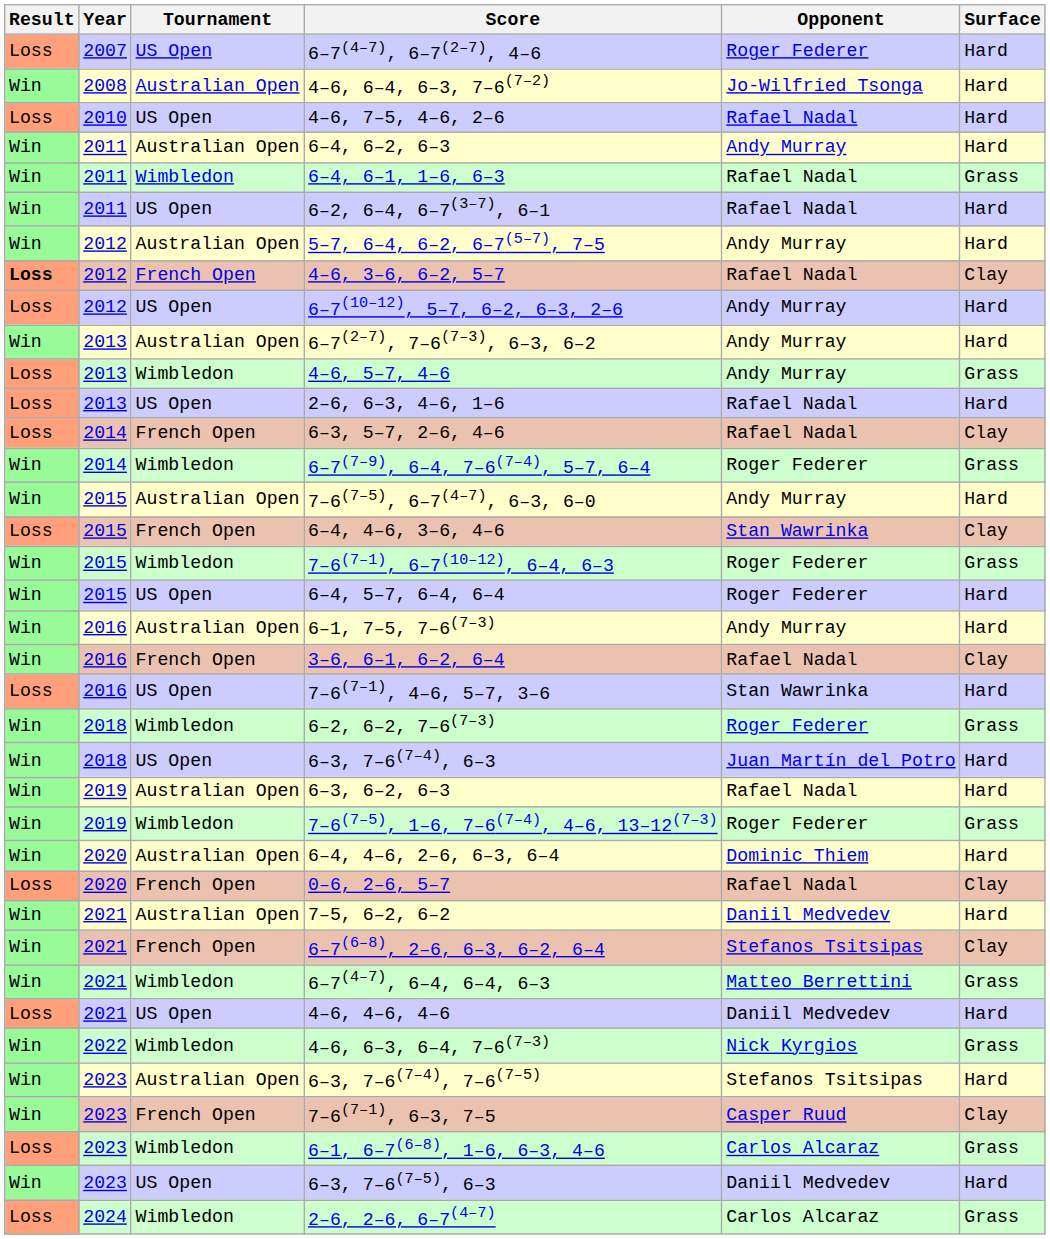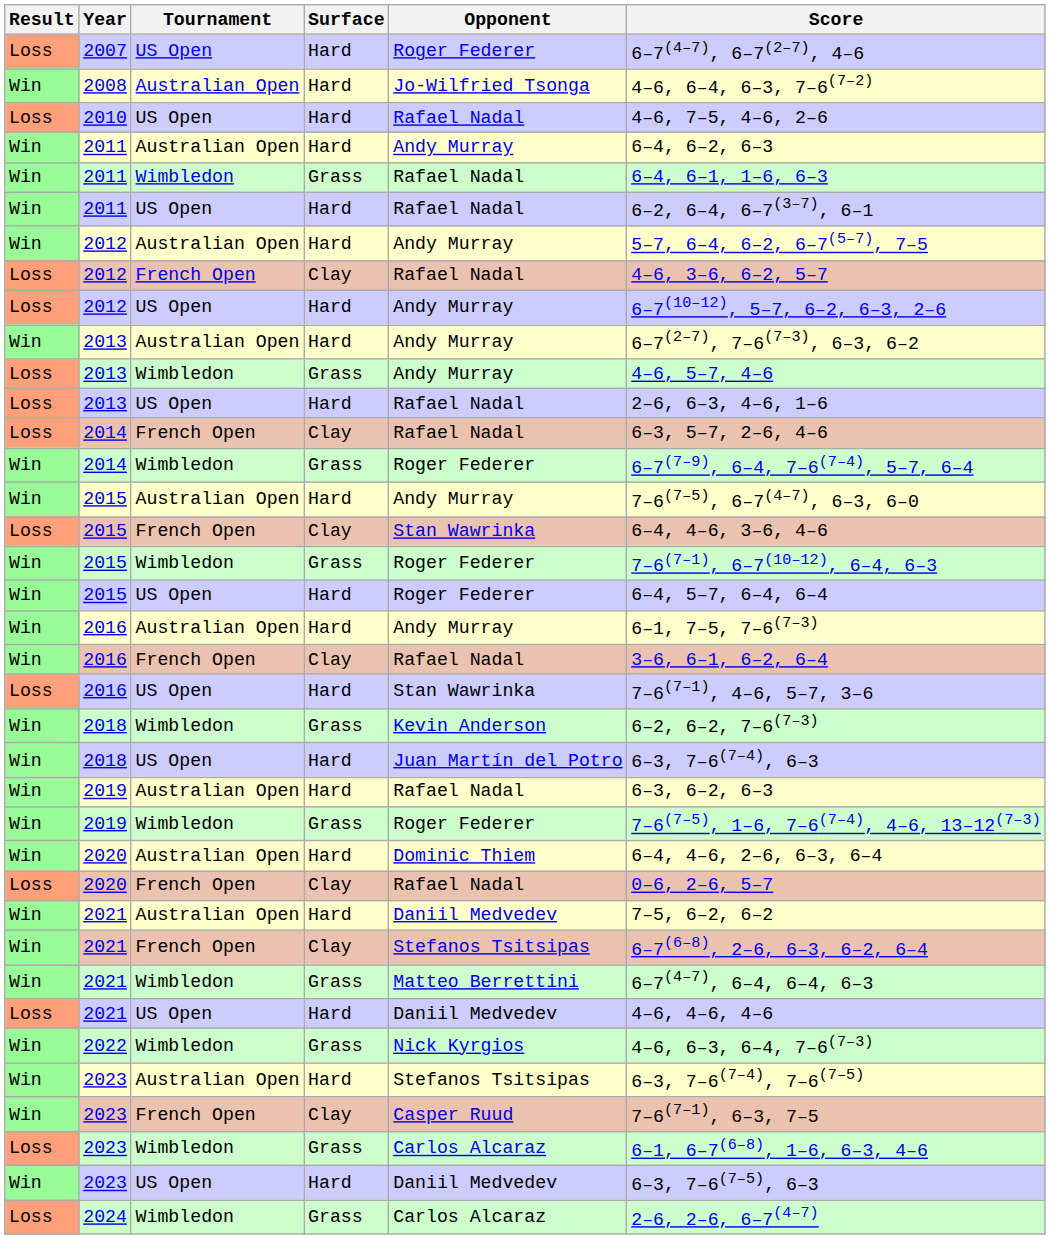columns swapped: (1003, 20) <-> (513, 20)
(31, 275) bold -> (31, 275) normal
(797, 726) Roger Federer -> (470, 726) Kevin Anderson
